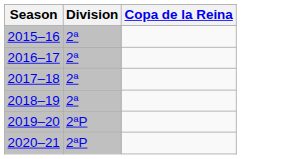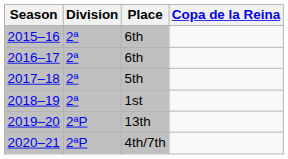+ column: (145, 15)
